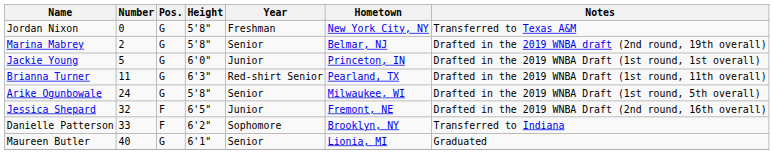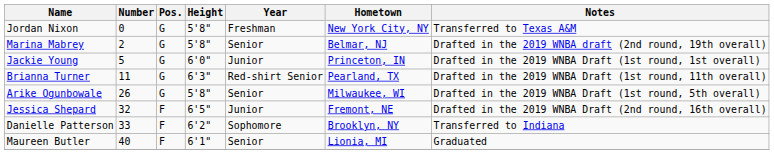(124, 93) 24 -> (124, 93) 26
(162, 141) G -> (162, 141) F
